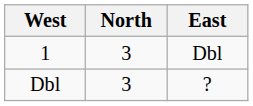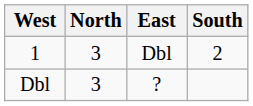+ column: (217, 20)
